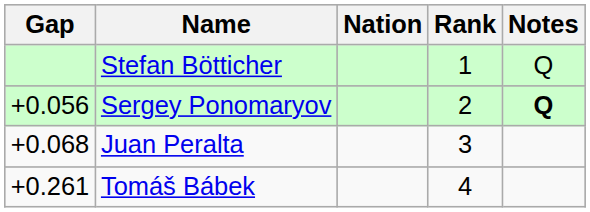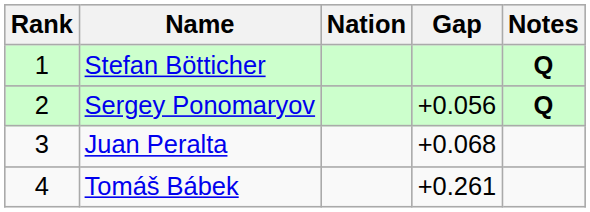columns swapped: (465, 24) <-> (50, 24)
(543, 65) normal -> (543, 65) bold
